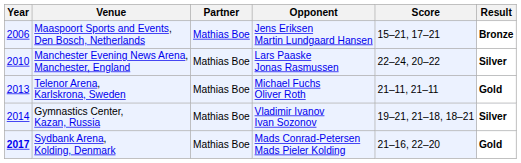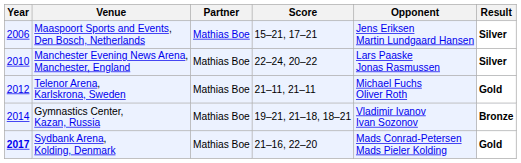columns swapped: (314, 13) <-> (426, 13)
(496, 35) Bronze -> (493, 35) Silver
(18, 90) 2013 -> (18, 90) 2012
(493, 117) Silver -> (496, 117) Bronze
